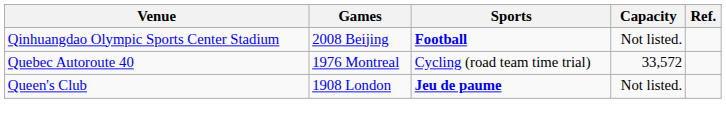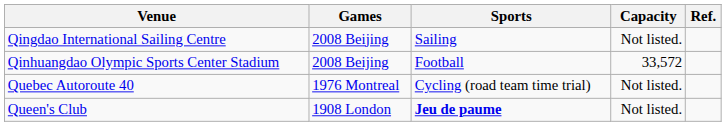+ row: (117, 39)
(441, 39) bold -> (439, 62) normal
(651, 39) Not listed. -> (662, 62) 33,572
(662, 62) 33,572 -> (651, 86) Not listed.
